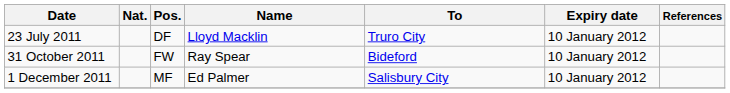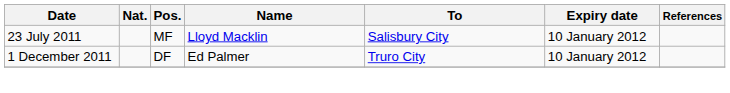(162, 36) DF -> (163, 36) MF
(396, 36) Truro City -> (408, 36) Salisbury City
- row: (56, 57)
(163, 78) MF -> (162, 57) DF
(408, 78) Salisbury City -> (396, 57) Truro City
